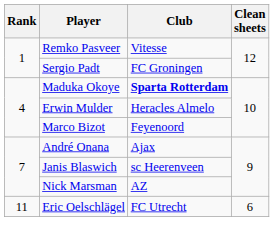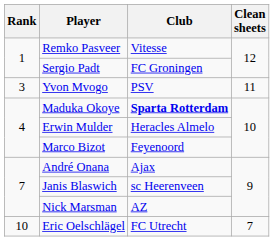+ row: (75, 87)
(22, 206) 11 -> (22, 226) 10
(250, 206) 6 -> (250, 226) 7
